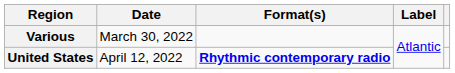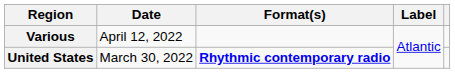(146, 36) March 30, 2022 -> (141, 36) April 12, 2022
(141, 57) April 12, 2022 -> (146, 57) March 30, 2022
